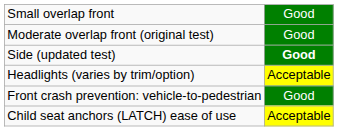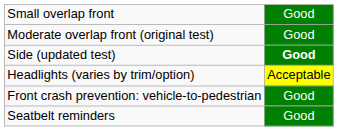+ row: (61, 116)
- row: (122, 116)
